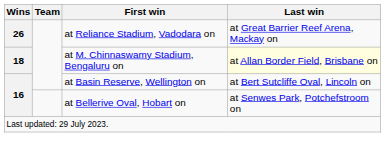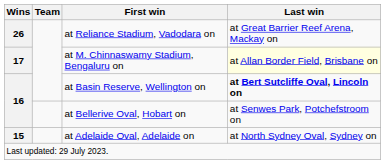(18, 60) 18 -> (18, 60) 17
(300, 81) normal -> (299, 87) bold
+ row: (129, 135)
